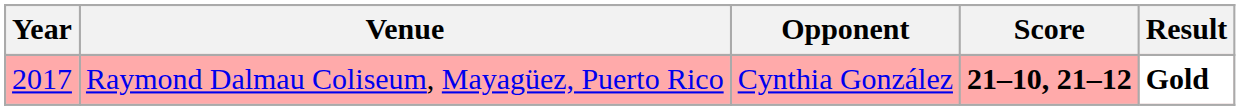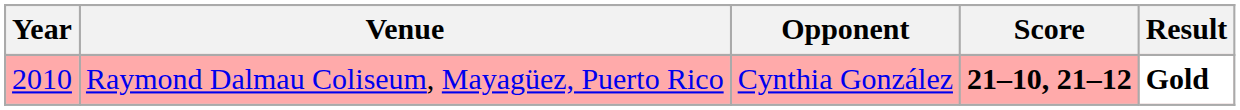(42, 78) 2017 -> (42, 78) 2010
